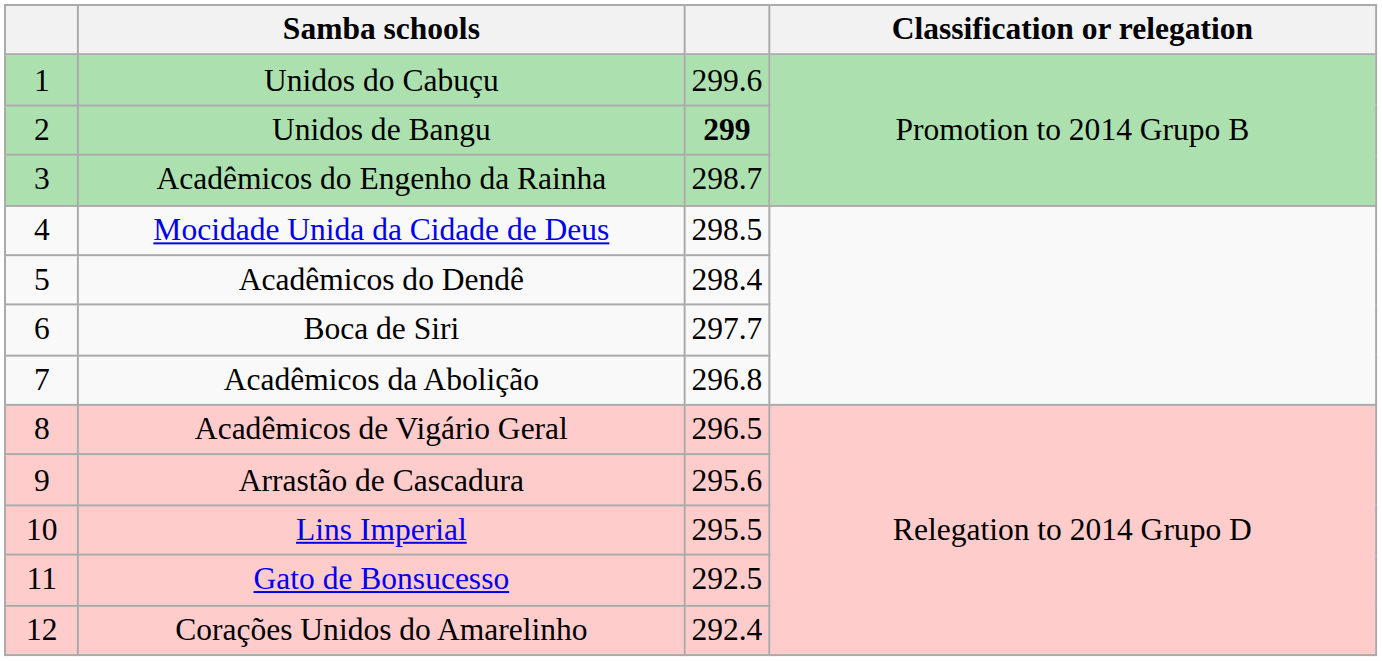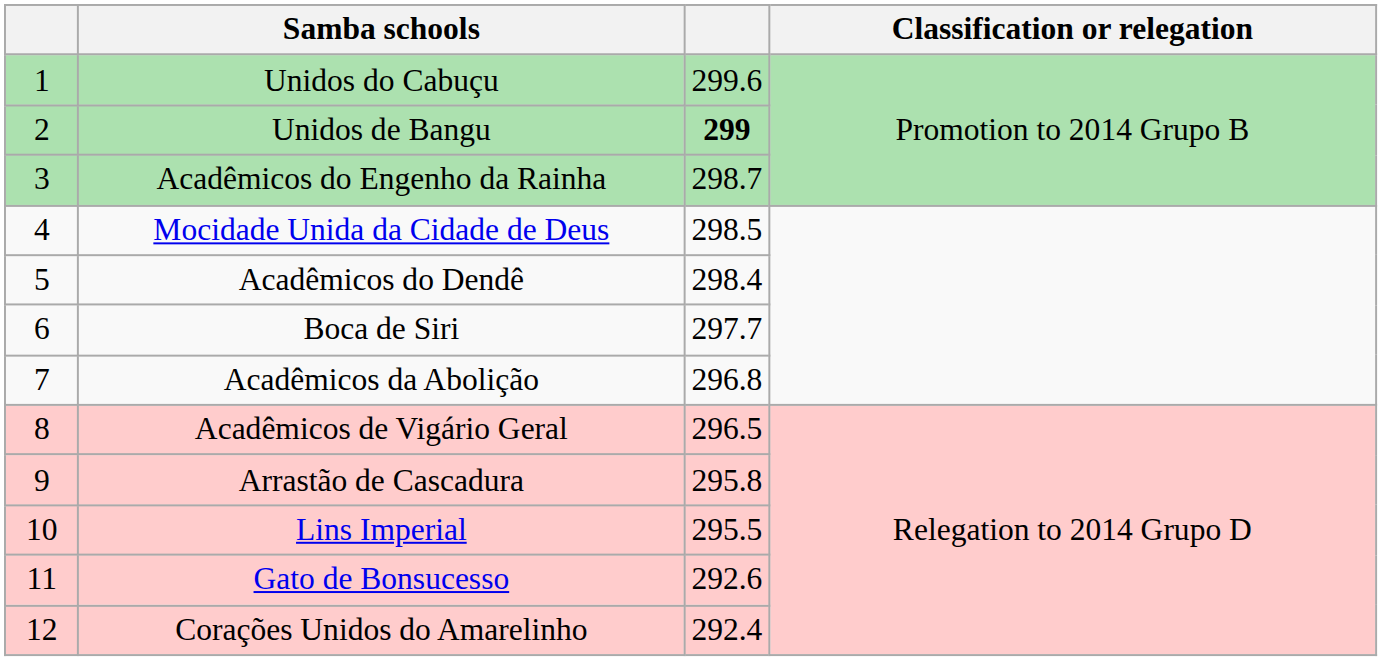(727, 479) 295.6 -> (727, 479) 295.8
(727, 579) 292.5 -> (727, 579) 292.6
